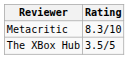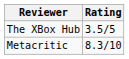rows swapped: (37, 29) <-> (43, 46)
